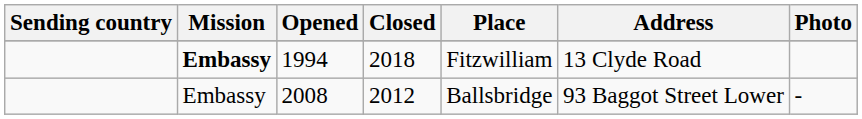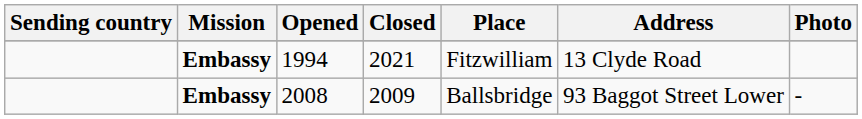(392, 59) 2018 -> (392, 59) 2021
(224, 95) normal -> (227, 95) bold
(392, 95) 2012 -> (392, 95) 2009
